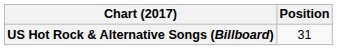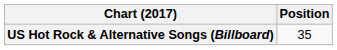(304, 34) 31 -> (304, 34) 35
